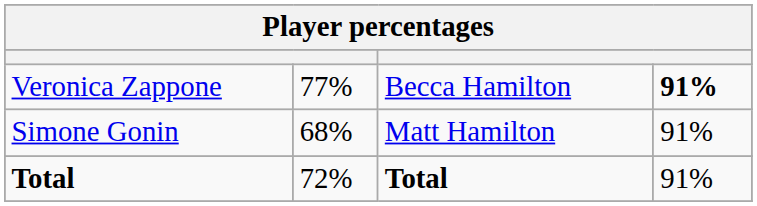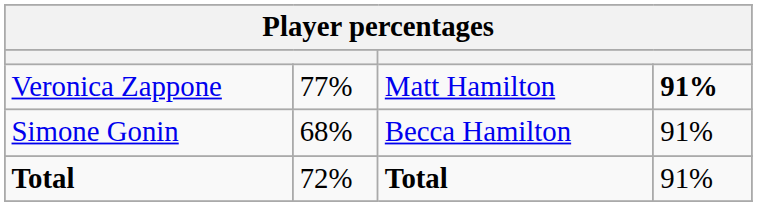(478, 86) Becca Hamilton -> (470, 86) Matt Hamilton
(470, 131) Matt Hamilton -> (478, 131) Becca Hamilton
